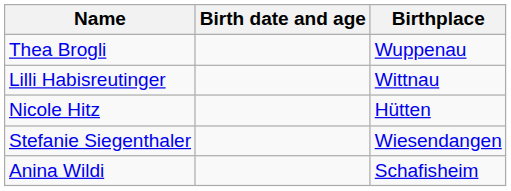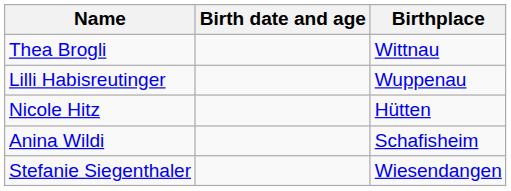(421, 49) Wuppenau -> (407, 49) Wittnau
(407, 79) Wittnau -> (421, 79) Wuppenau
rows swapped: (100, 140) <-> (57, 170)
